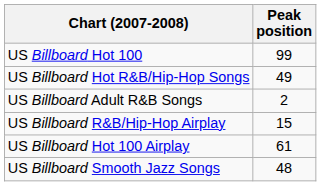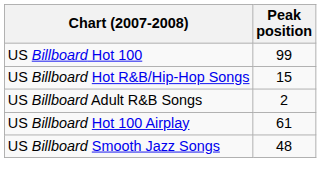(284, 77) 49 -> (284, 77) 15
- row: (117, 123)
